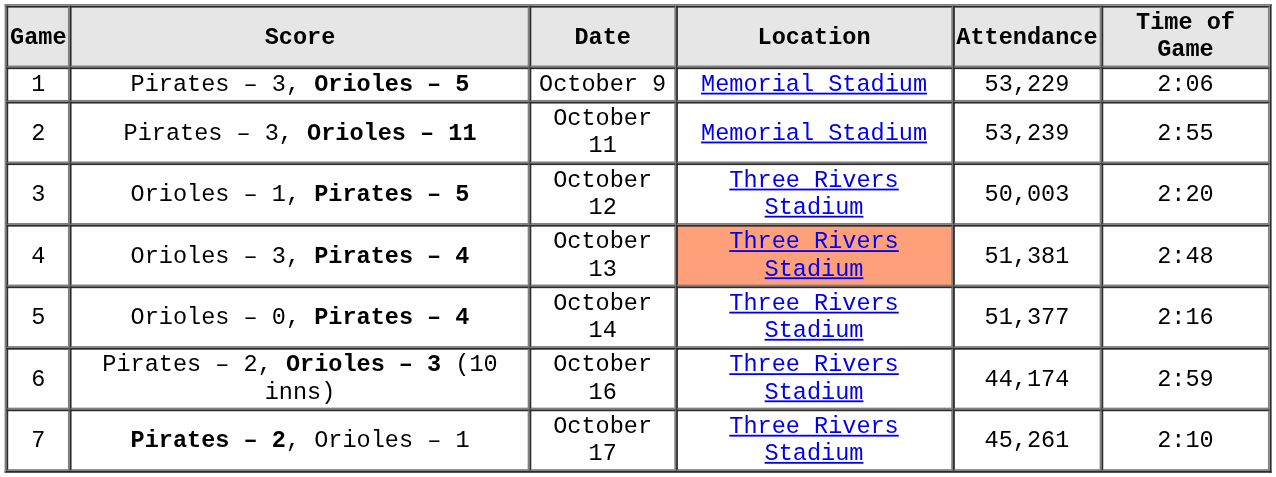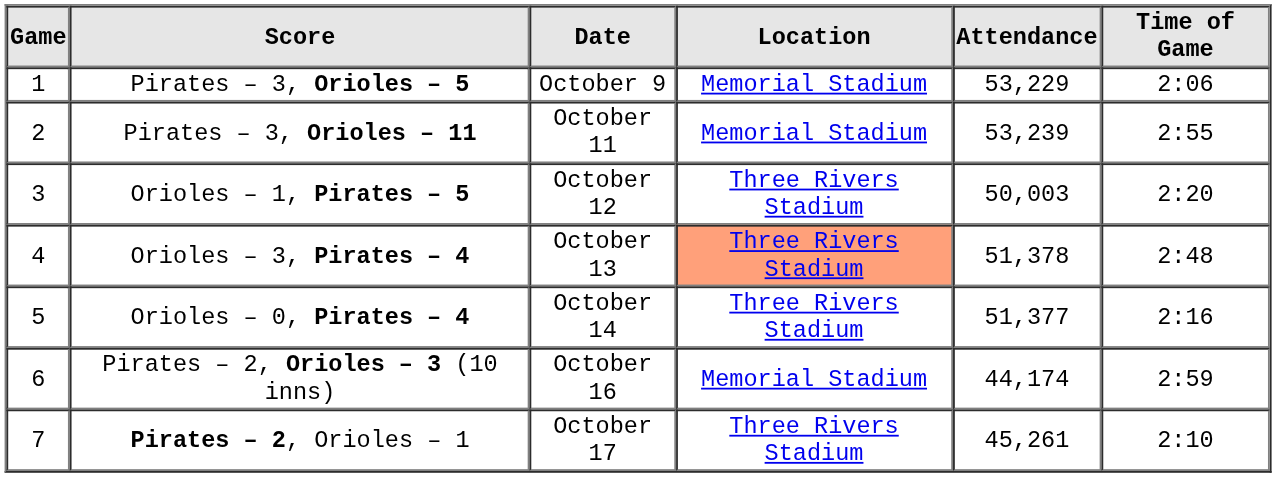(1027, 256) 51,381 -> (1027, 256) 51,378
(814, 379) Three Rivers Stadium -> (814, 379) Memorial Stadium
